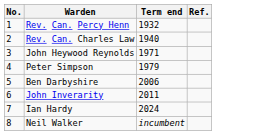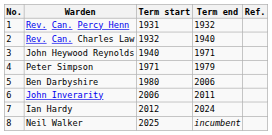+ column: (164, 11)
